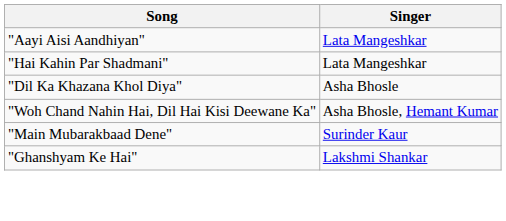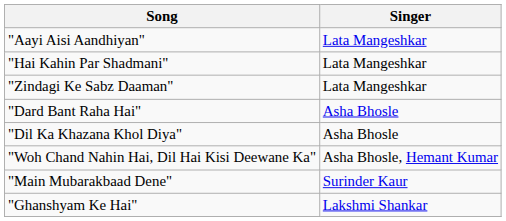+ row: (91, 87)
+ row: (75, 110)
